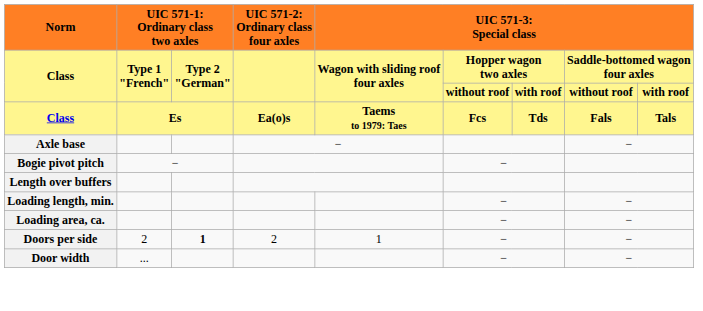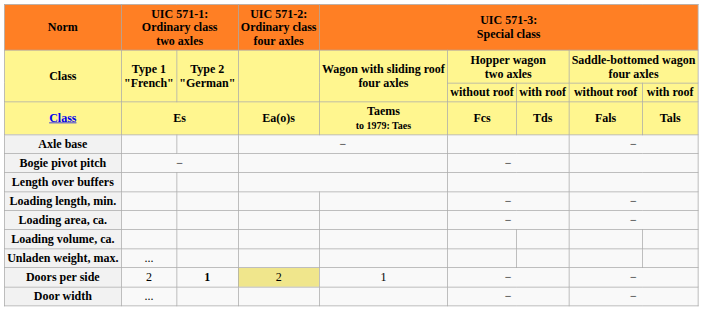+ row: (63, 239)
+ row: (63, 258)
(274, 239) no background -> (279, 277) khaki background
